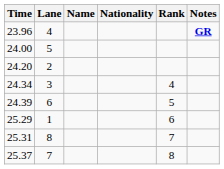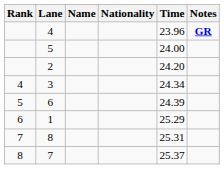columns swapped: (172, 13) <-> (20, 13)
